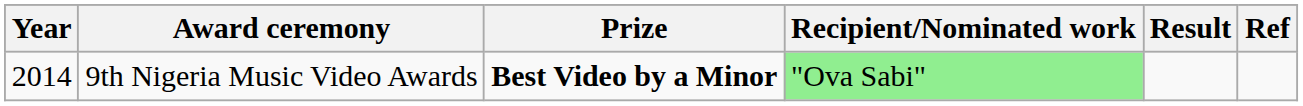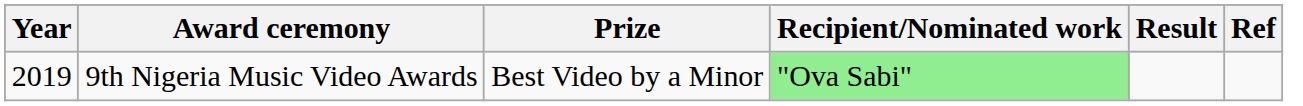(42, 75) 2014 -> (42, 75) 2019
(634, 75) bold -> (627, 75) normal
